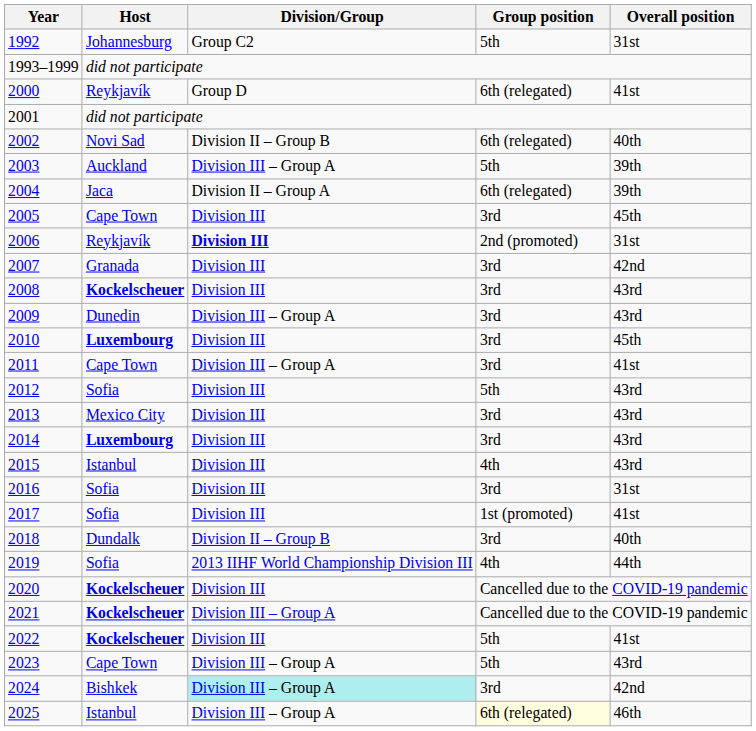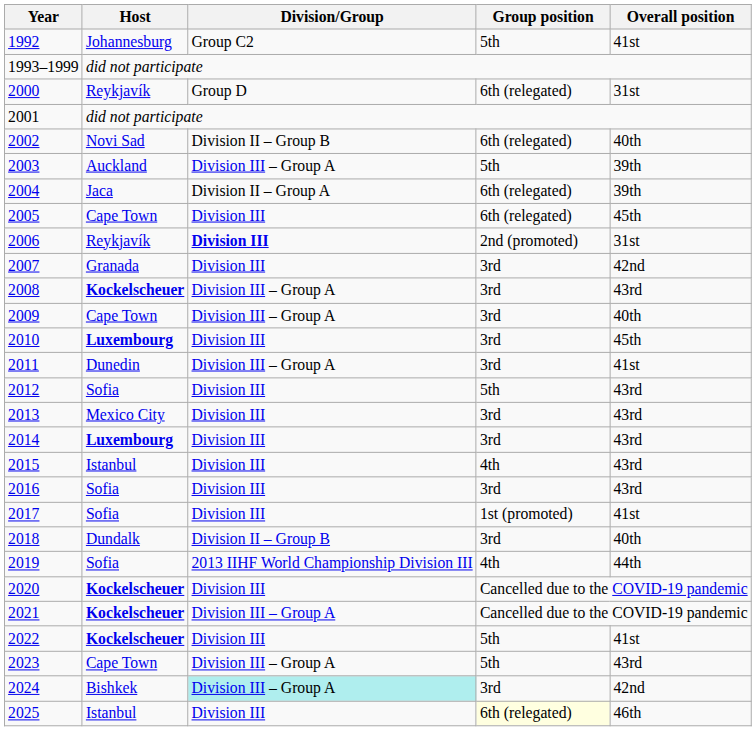(627, 41) 31st -> (627, 41) 41st
(627, 91) 41st -> (627, 91) 31st
(490, 215) 3rd -> (526, 215) 6th (relegated)
(228, 290) Division III -> (263, 290) Division III – Group A
(113, 315) Dunedin -> (122, 315) Cape Town
(628, 315) 43rd -> (627, 315) 40th
(122, 365) Cape Town -> (113, 365) Dunedin
(627, 489) 31st -> (628, 489) 43rd
(263, 713) Division III – Group A -> (228, 713) Division III
